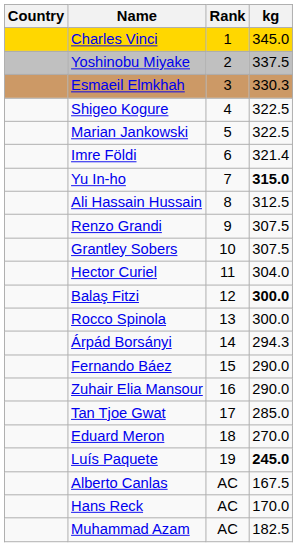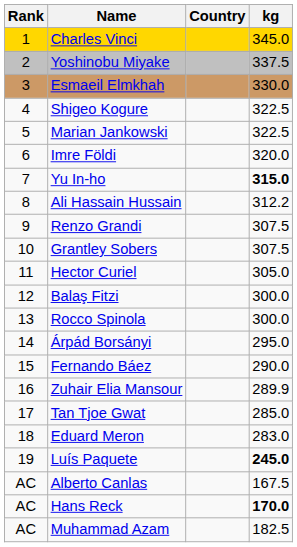columns swapped: (228, 16) <-> (36, 16)
(271, 86) 330.3 -> (271, 86) 330.0
(271, 156) 321.4 -> (271, 156) 320.0
(271, 202) 312.5 -> (271, 202) 312.2
(271, 272) 304.0 -> (271, 272) 305.0
(271, 296) bold -> (271, 296) normal
(271, 343) 294.3 -> (271, 343) 295.0
(271, 389) 290.0 -> (271, 389) 289.9
(271, 436) 270.0 -> (271, 436) 283.0
(271, 506) normal -> (271, 506) bold
